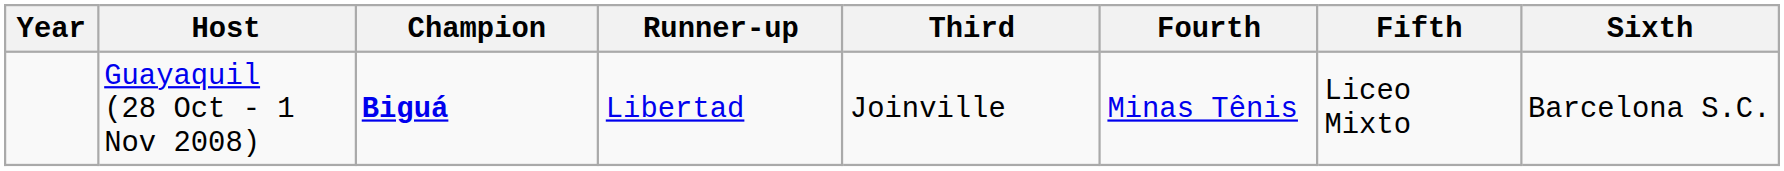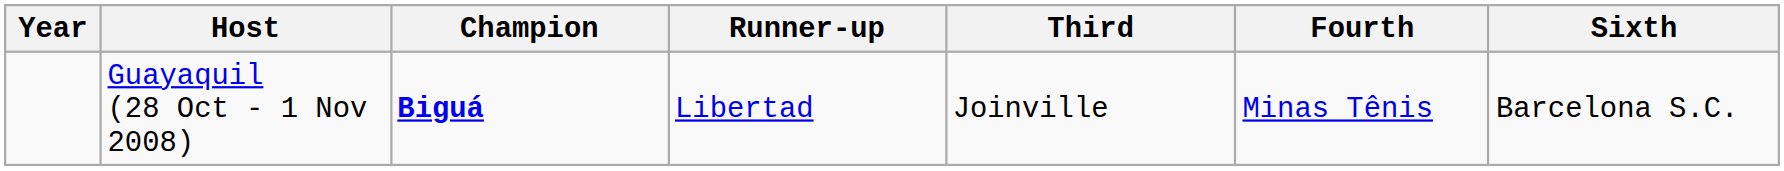- column: (1419, 29)
